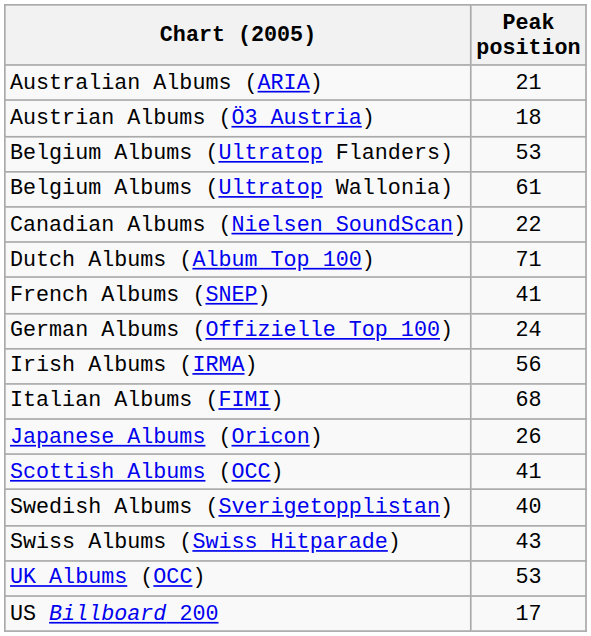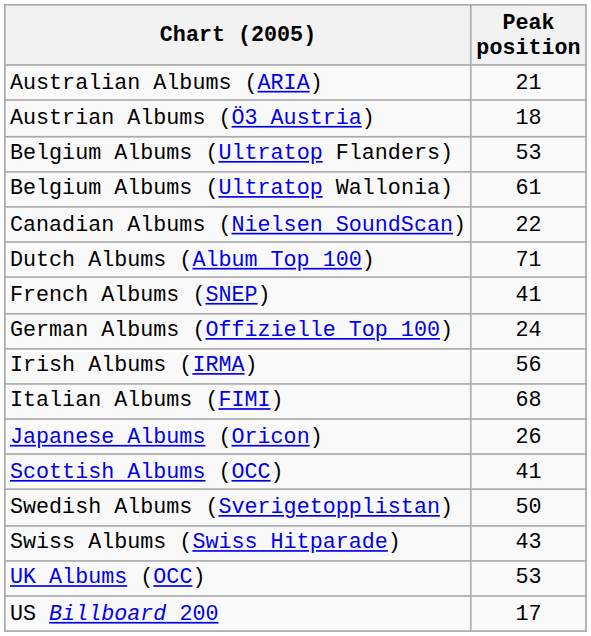(528, 508) 40 -> (528, 508) 50
